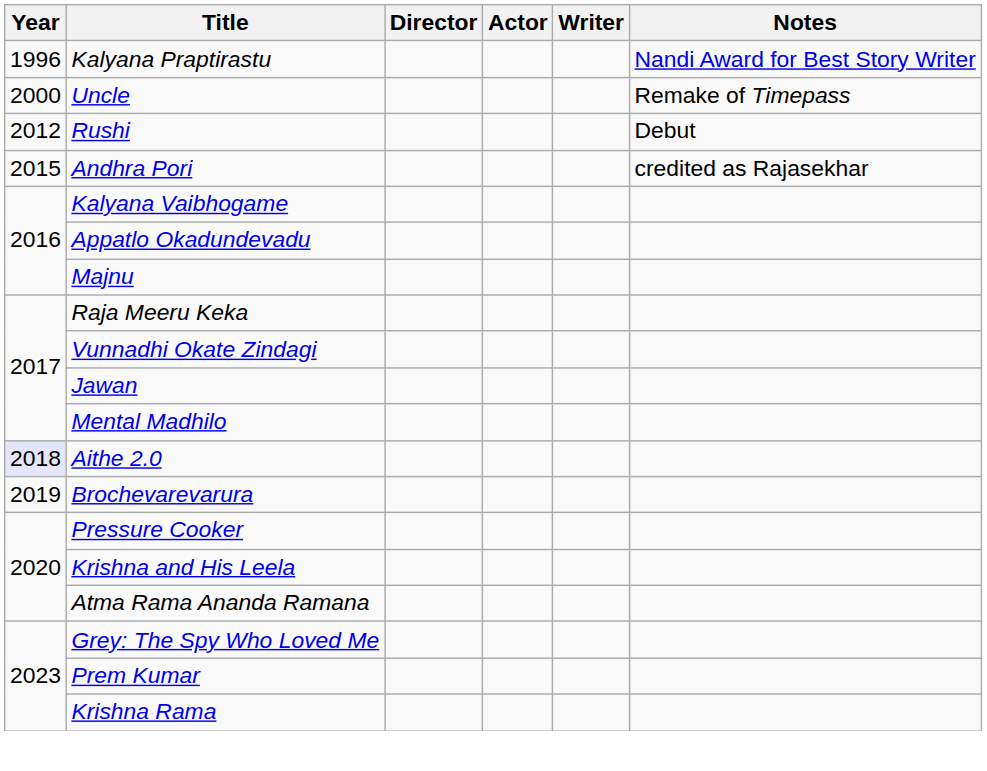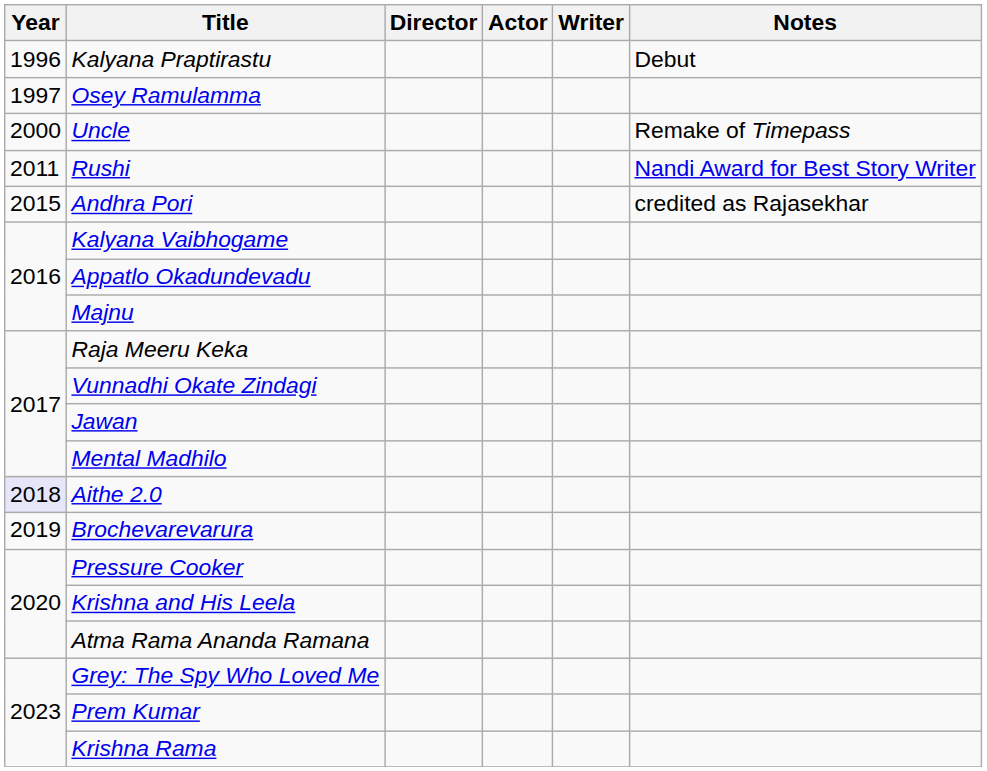(805, 58) Nandi Award for Best Story Writer -> (665, 58) Debut
+ row: (166, 95)
(35, 131) 2012 -> (35, 167) 2011
(665, 131) Debut -> (805, 167) Nandi Award for Best Story Writer
